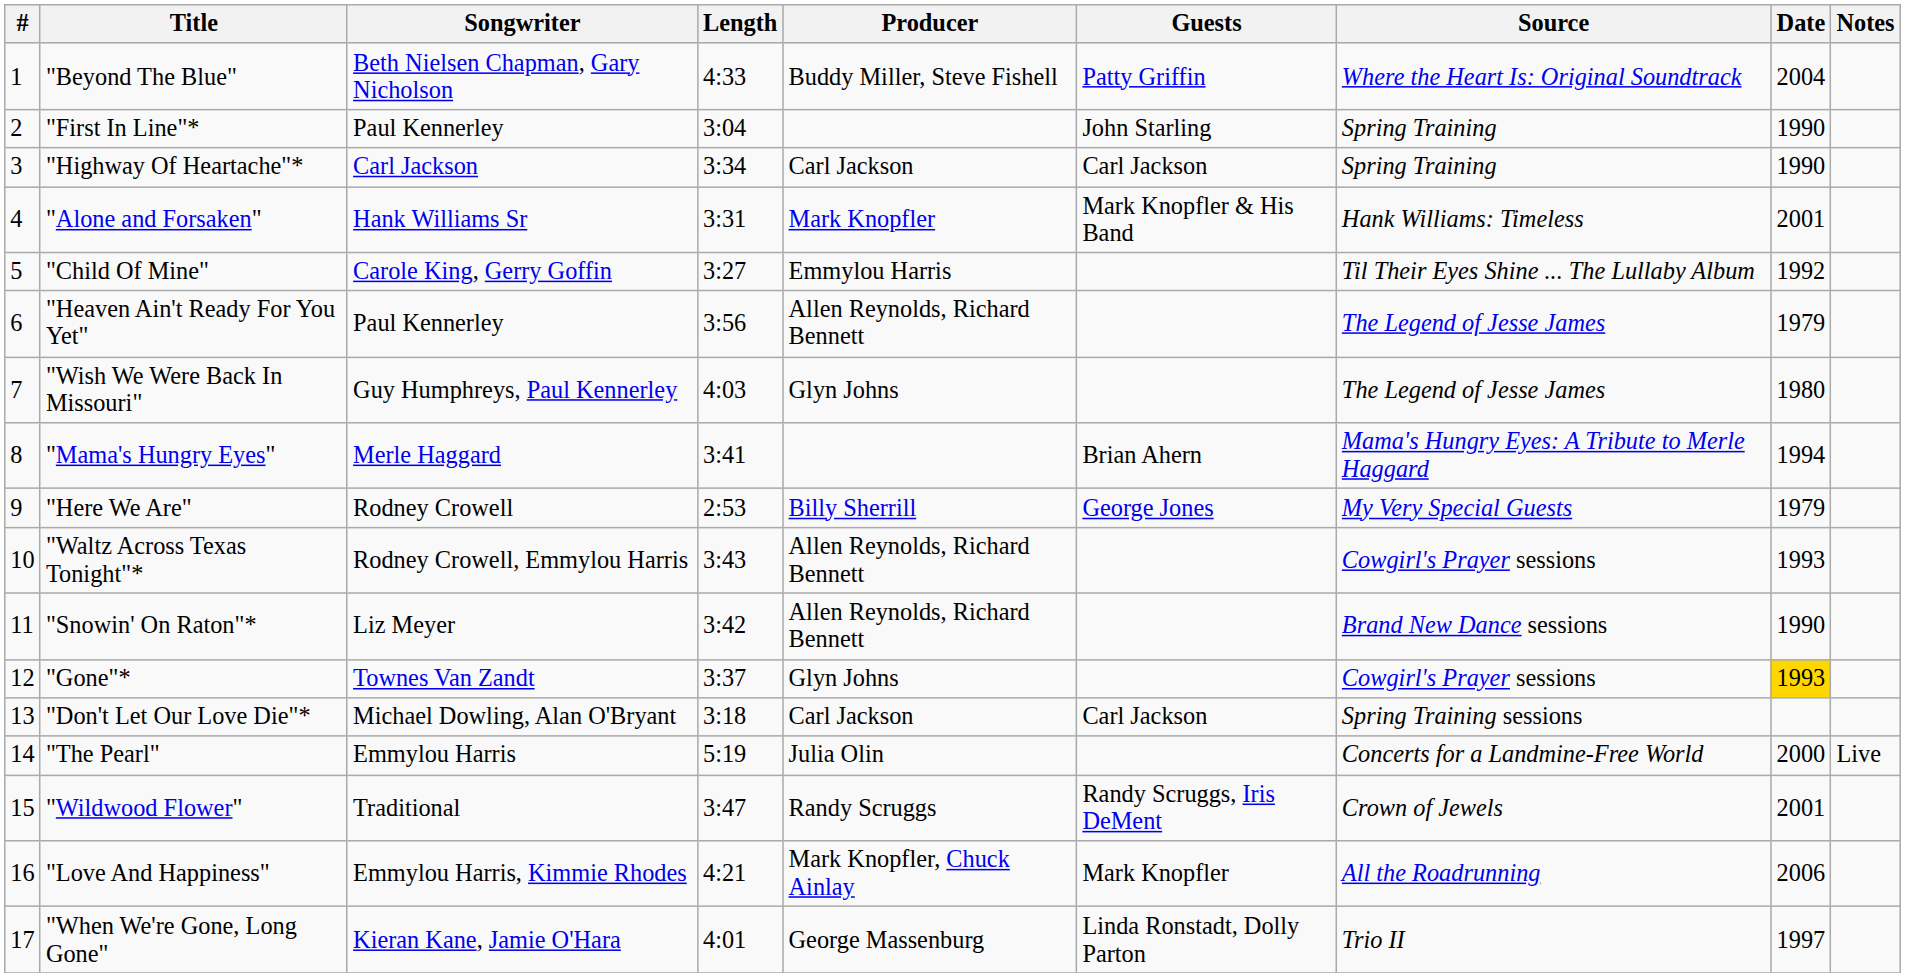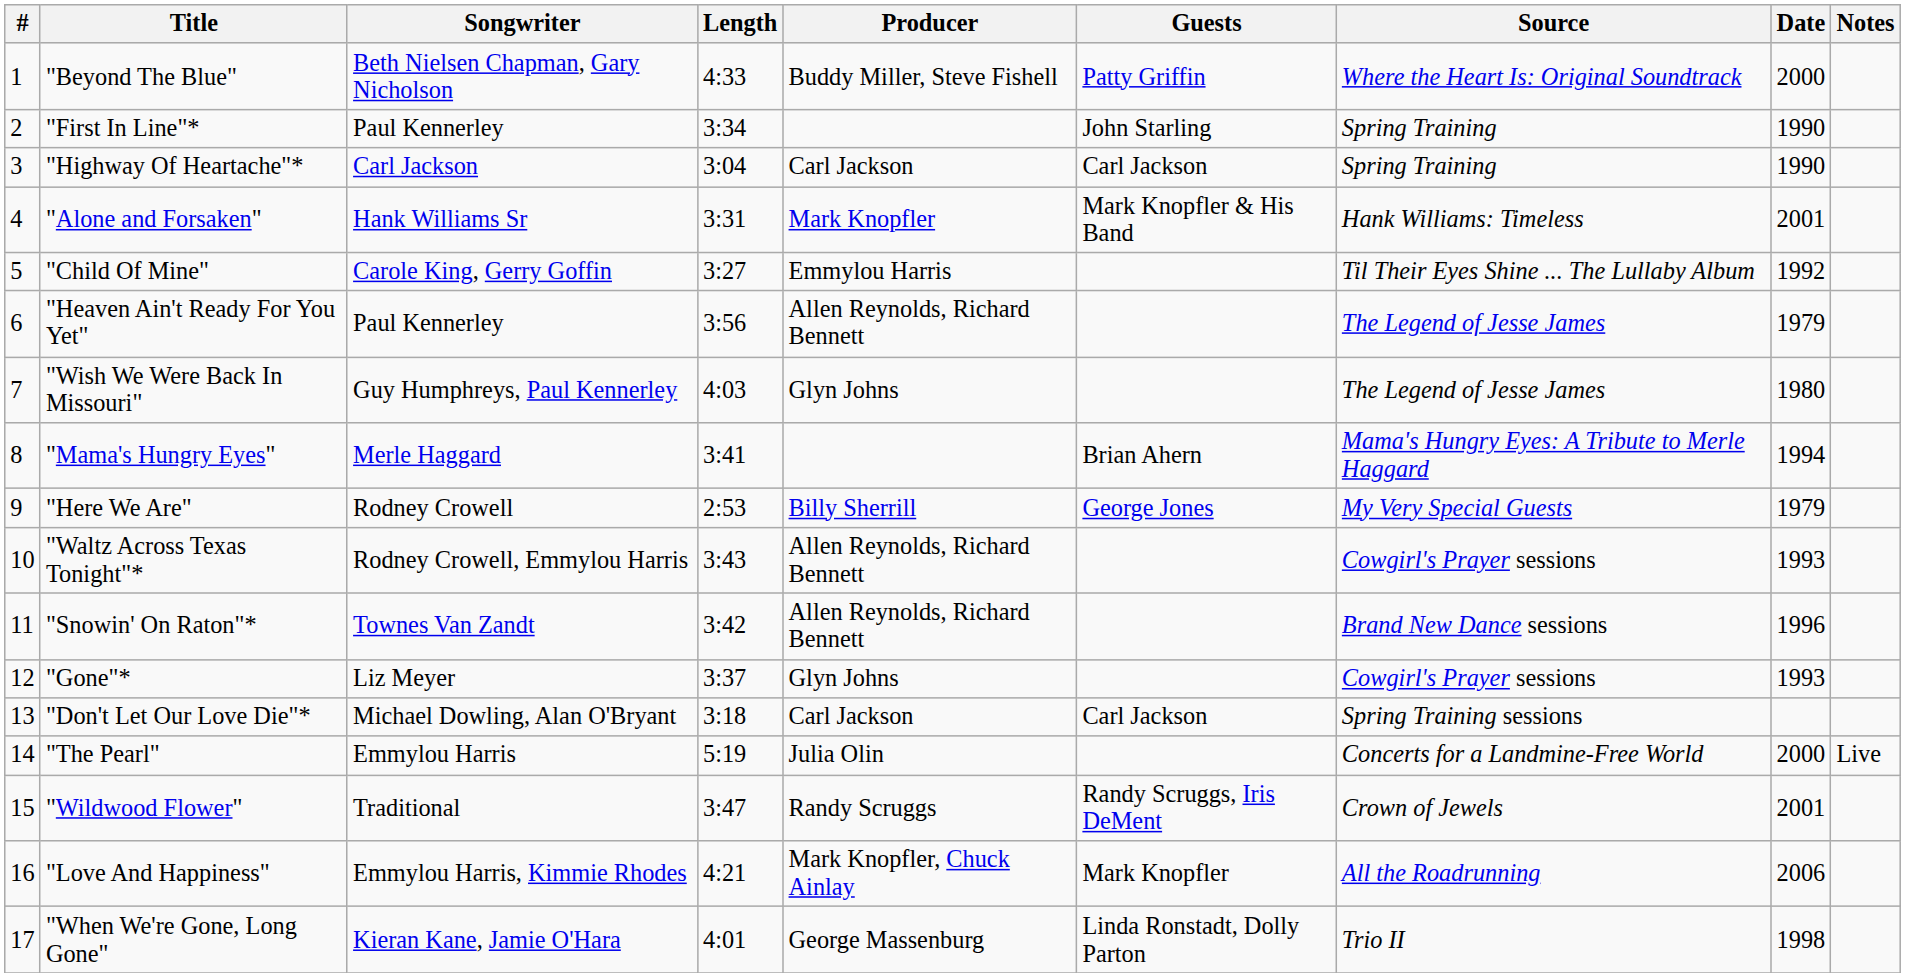(1801, 76) 2004 -> (1801, 76) 2000
(725, 128) 3:04 -> (725, 128) 3:34
(725, 166) 3:34 -> (725, 166) 3:04
(404, 625) Liz Meyer -> (444, 625) Townes Van Zandt
(1801, 625) 1990 -> (1801, 625) 1996
(444, 678) Townes Van Zandt -> (404, 678) Liz Meyer
(1801, 678) gold background -> (1801, 678) no background
(1801, 939) 1997 -> (1801, 939) 1998
